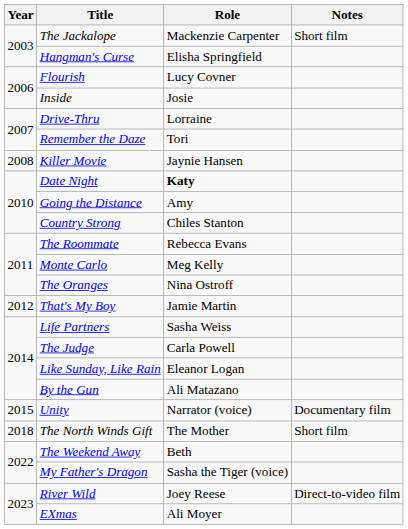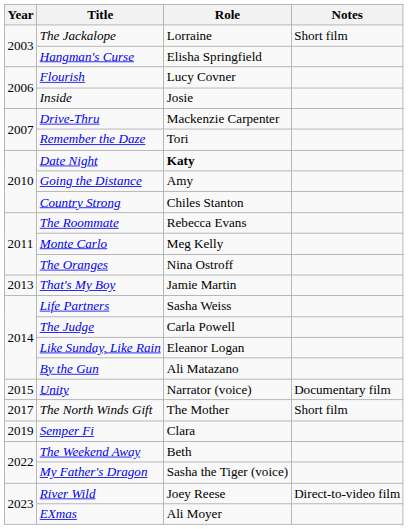(223, 35) Mackenzie Carpenter -> (189, 35) Lorraine
(189, 118) Lorraine -> (223, 118) Mackenzie Carpenter
- row: (73, 160)
(21, 306) 2012 -> (21, 285) 2013
(21, 431) 2018 -> (21, 410) 2017
+ row: (67, 431)
